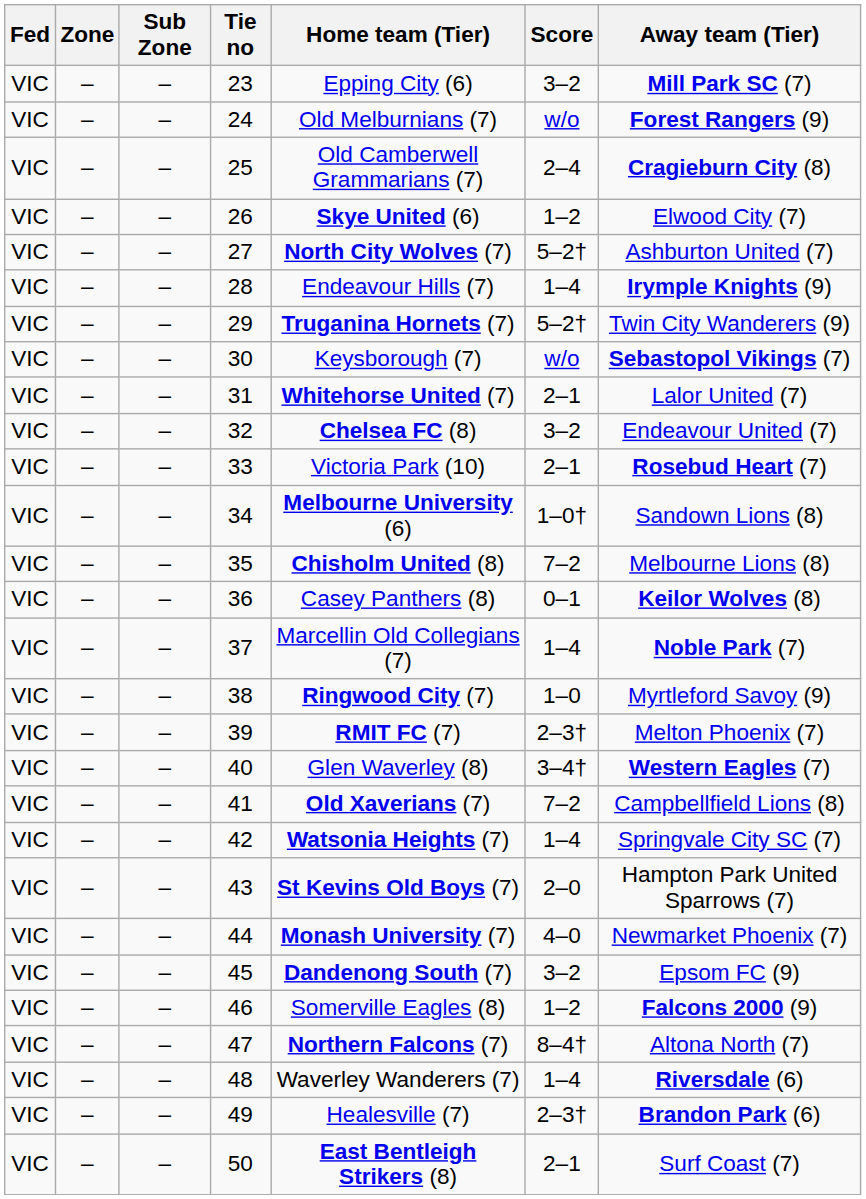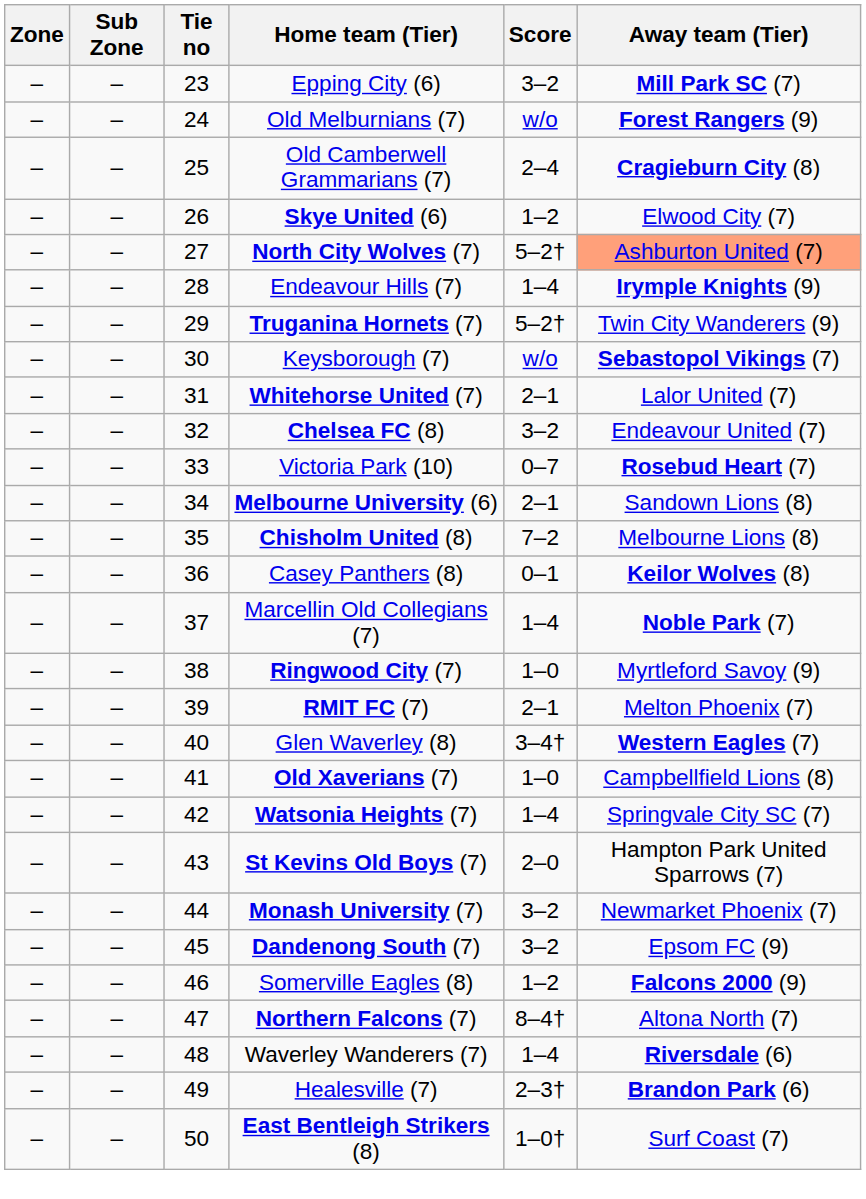- column: (30, 35)
(730, 252) no background -> (719, 252) lightsalmon background
(562, 466) 2–1 -> (540, 466) 0–7
(562, 515) 1–0† -> (540, 502) 2–1
(562, 732) 2–3† -> (540, 706) 2–1
(562, 803) 7–2 -> (540, 778) 1–0
(562, 936) 4–0 -> (540, 911) 3–2
(562, 1163) 2–1 -> (540, 1138) 1–0†
